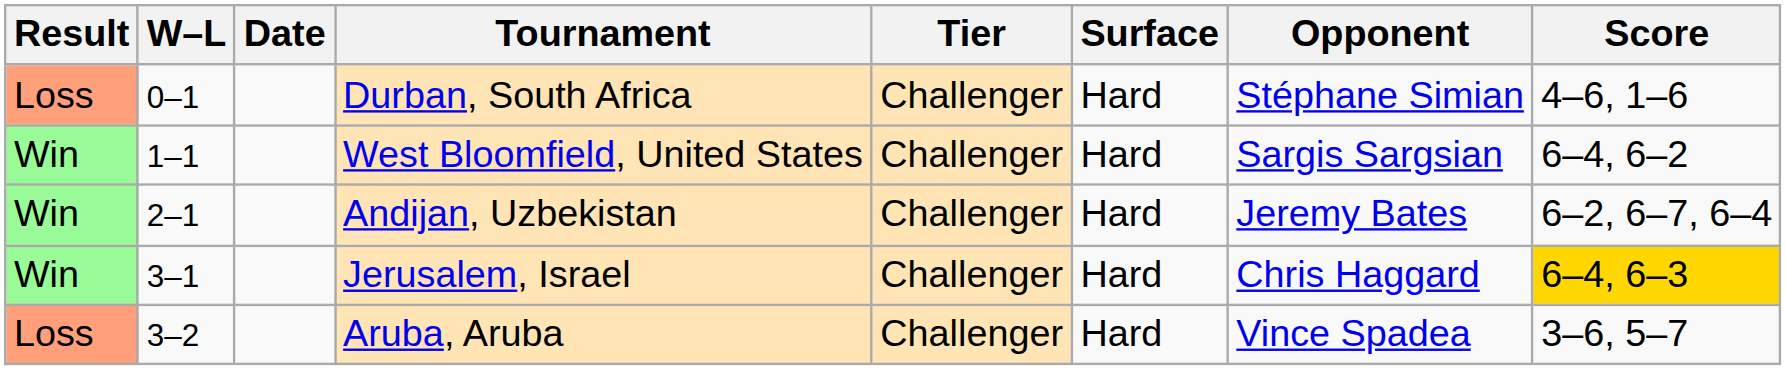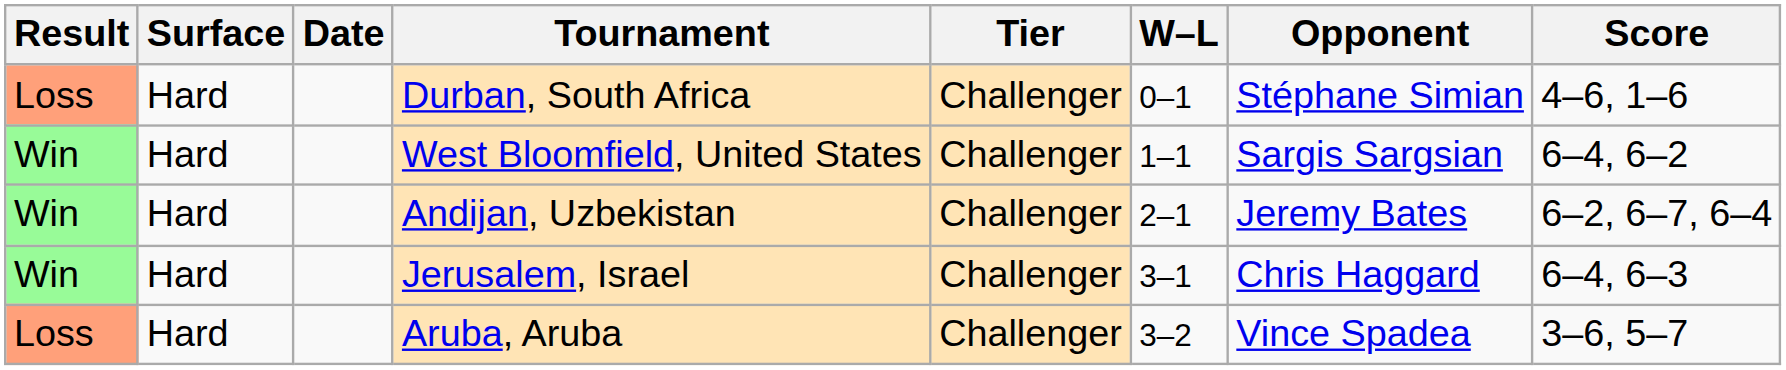columns swapped: (187, 34) <-> (1150, 34)
(1615, 273) gold background -> (1615, 273) no background
